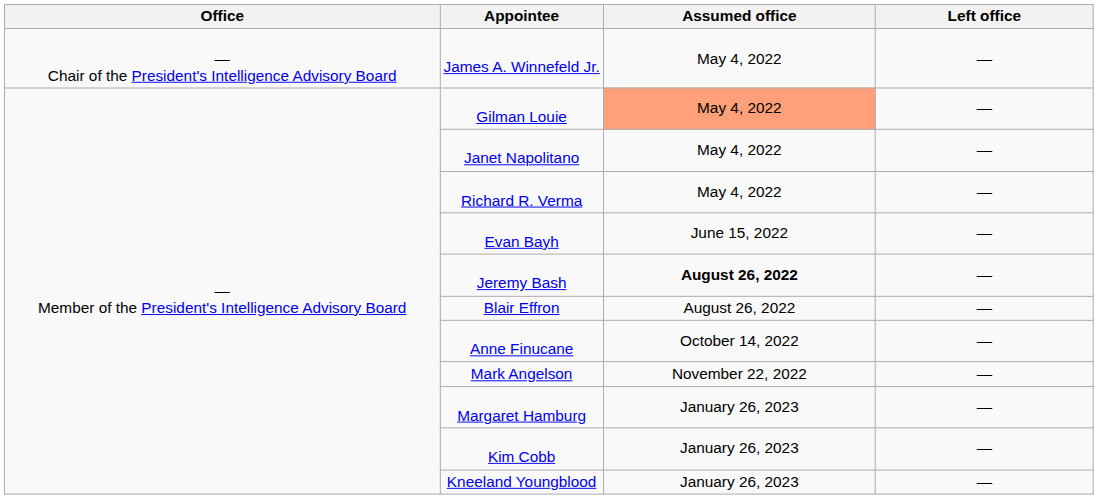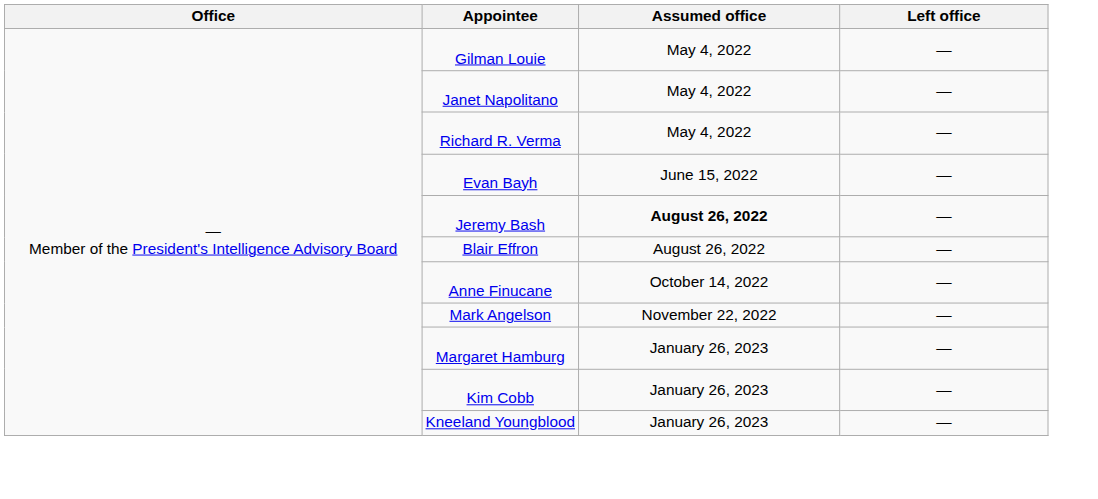- row: (522, 66)
(739, 108) lightsalmon background -> (709, 49) no background
